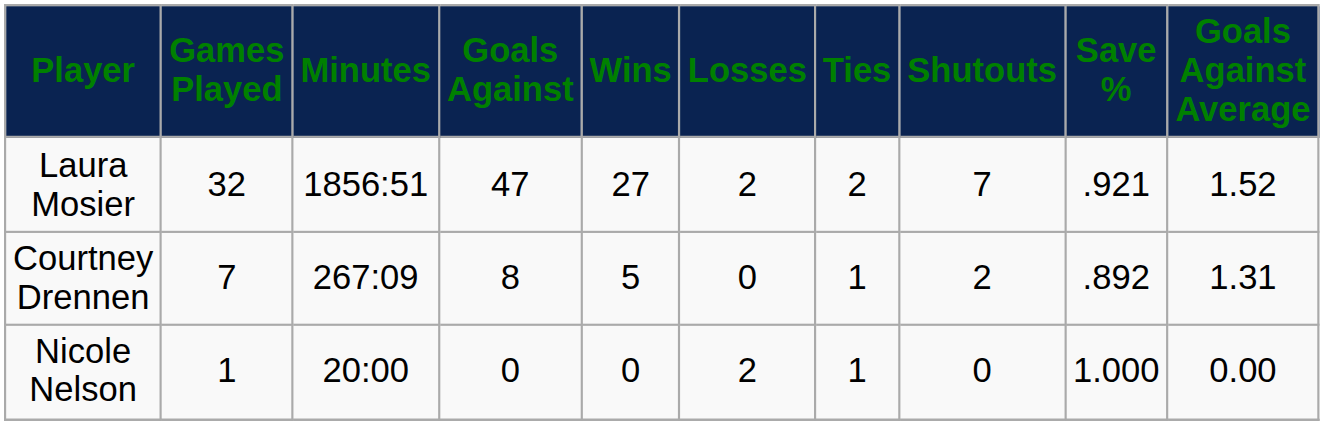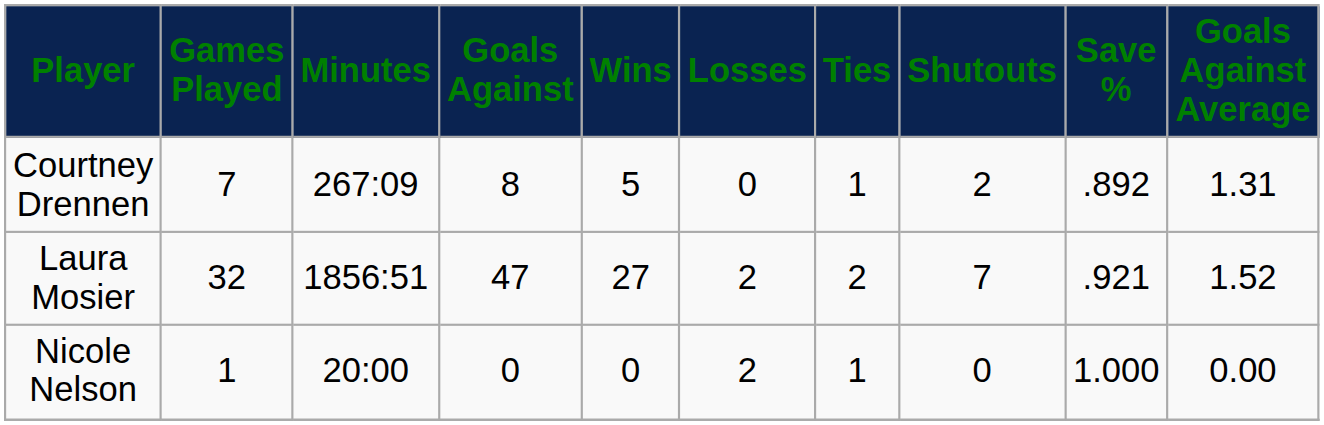rows swapped: (83, 277) <-> (83, 183)
